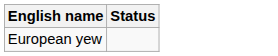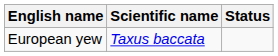+ column: (164, 16)
